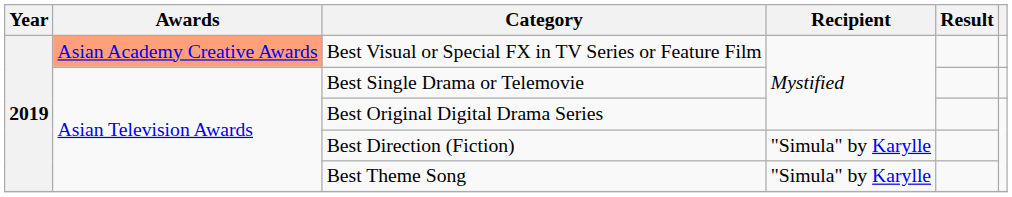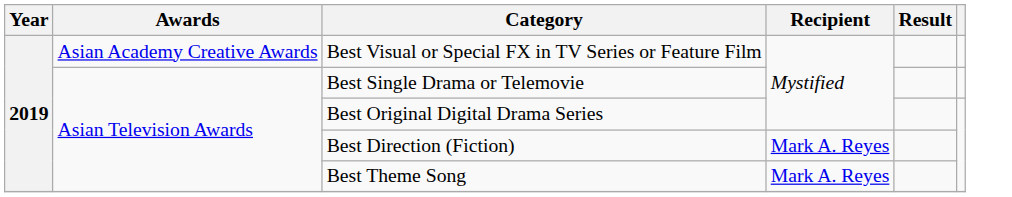(188, 51) lightsalmon background -> (188, 51) no background
(851, 144) "Simula" by Karylle -> (830, 144) Mark A. Reyes
(851, 176) "Simula" by Karylle -> (830, 176) Mark A. Reyes
